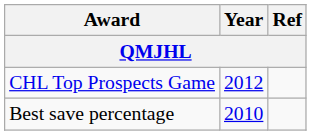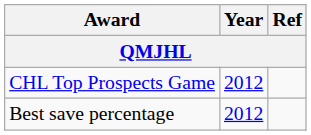(244, 113) 2010 -> (244, 113) 2012
